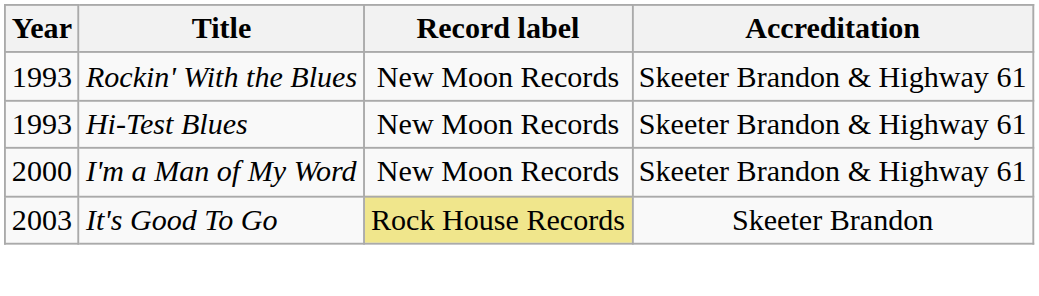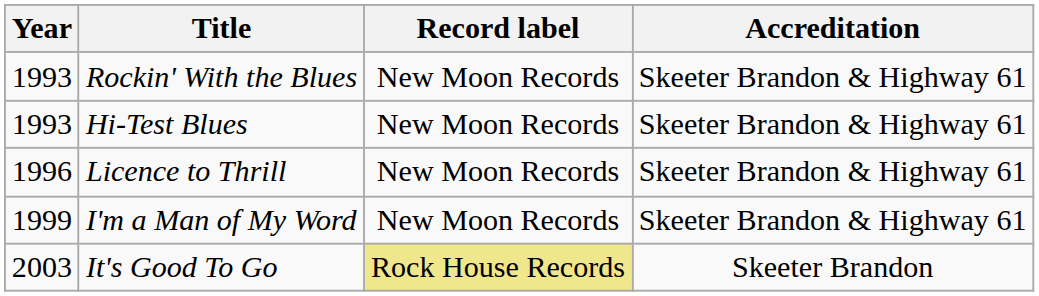+ row: (186, 171)
(42, 171) 2000 -> (42, 219) 1999
